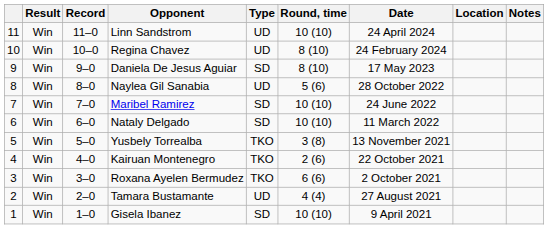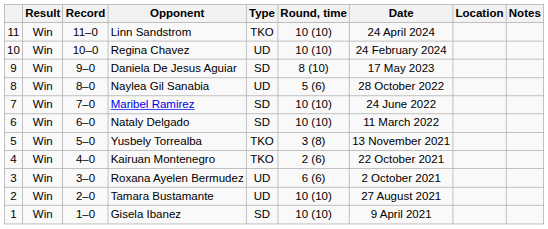(262, 31) UD -> (262, 31) TKO
(314, 50) 8 (10) -> (314, 50) 10 (10)
(262, 178) TKO -> (262, 178) UD
(314, 196) 4 (4) -> (314, 196) 10 (10)
